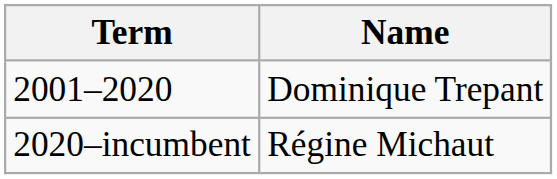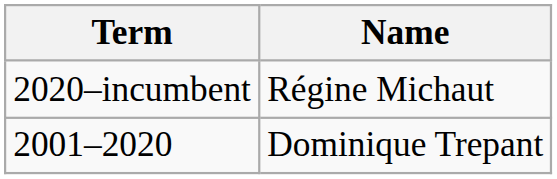rows swapped: (93, 88) <-> (132, 144)
